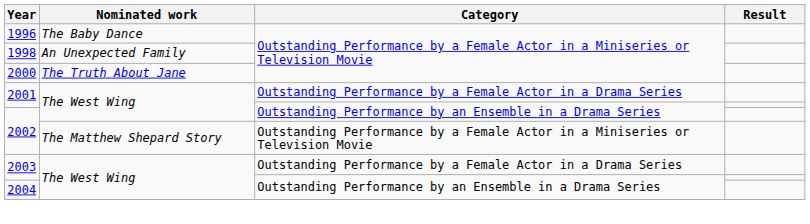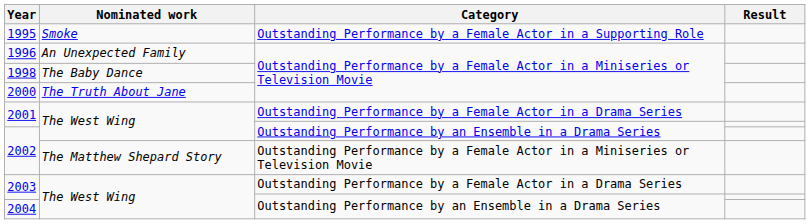+ row: (22, 34)
(92, 34) The Baby Dance -> (114, 53) An Unexpected Family
(114, 53) An Unexpected Family -> (92, 73) The Baby Dance
